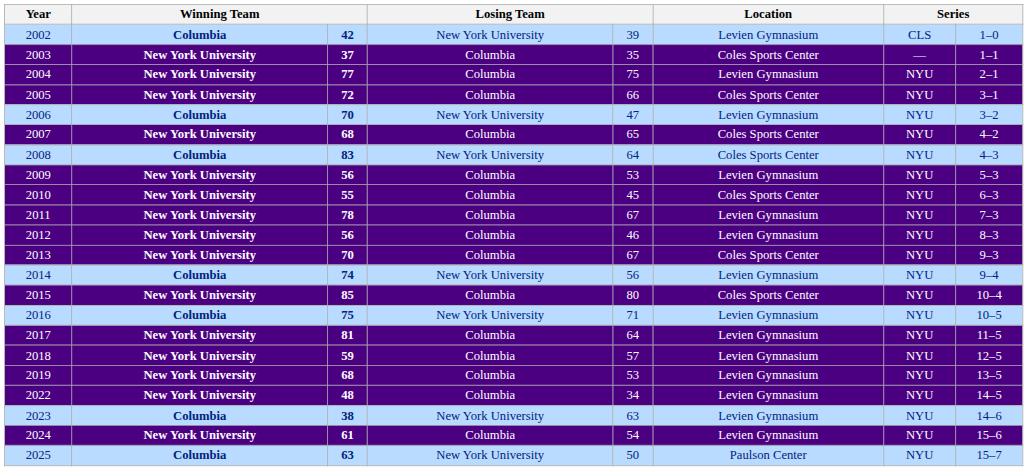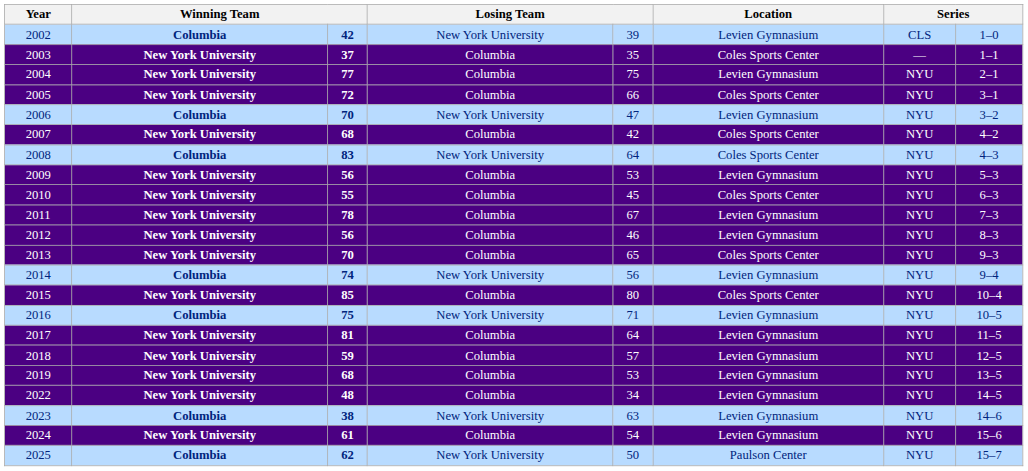(633, 134) 65 -> (633, 134) 42
(633, 255) 67 -> (633, 255) 65
(348, 455) 63 -> (348, 455) 62
